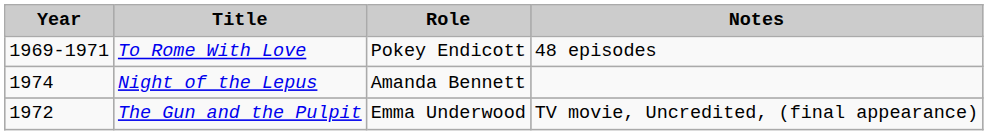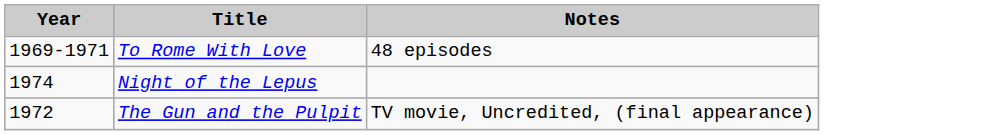- column: (448, 20)
